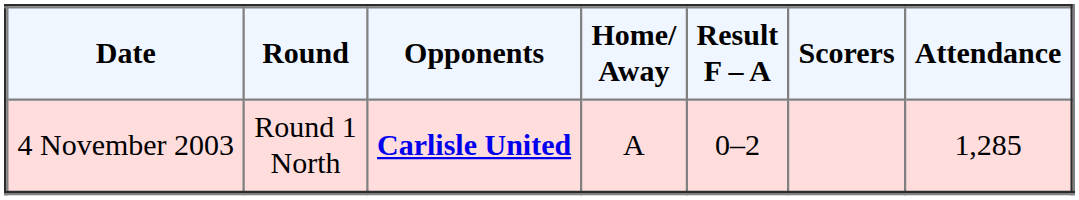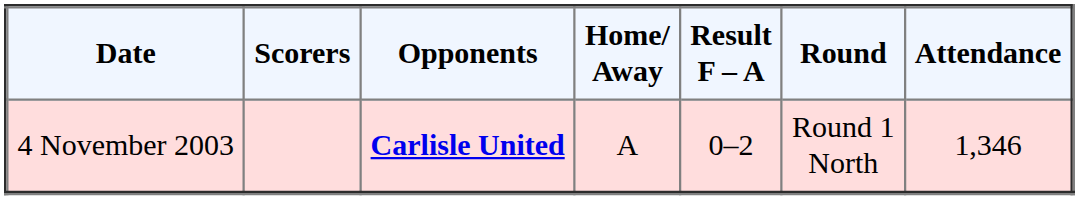columns swapped: (306, 52) <-> (847, 52)
(988, 145) 1,285 -> (988, 145) 1,346
